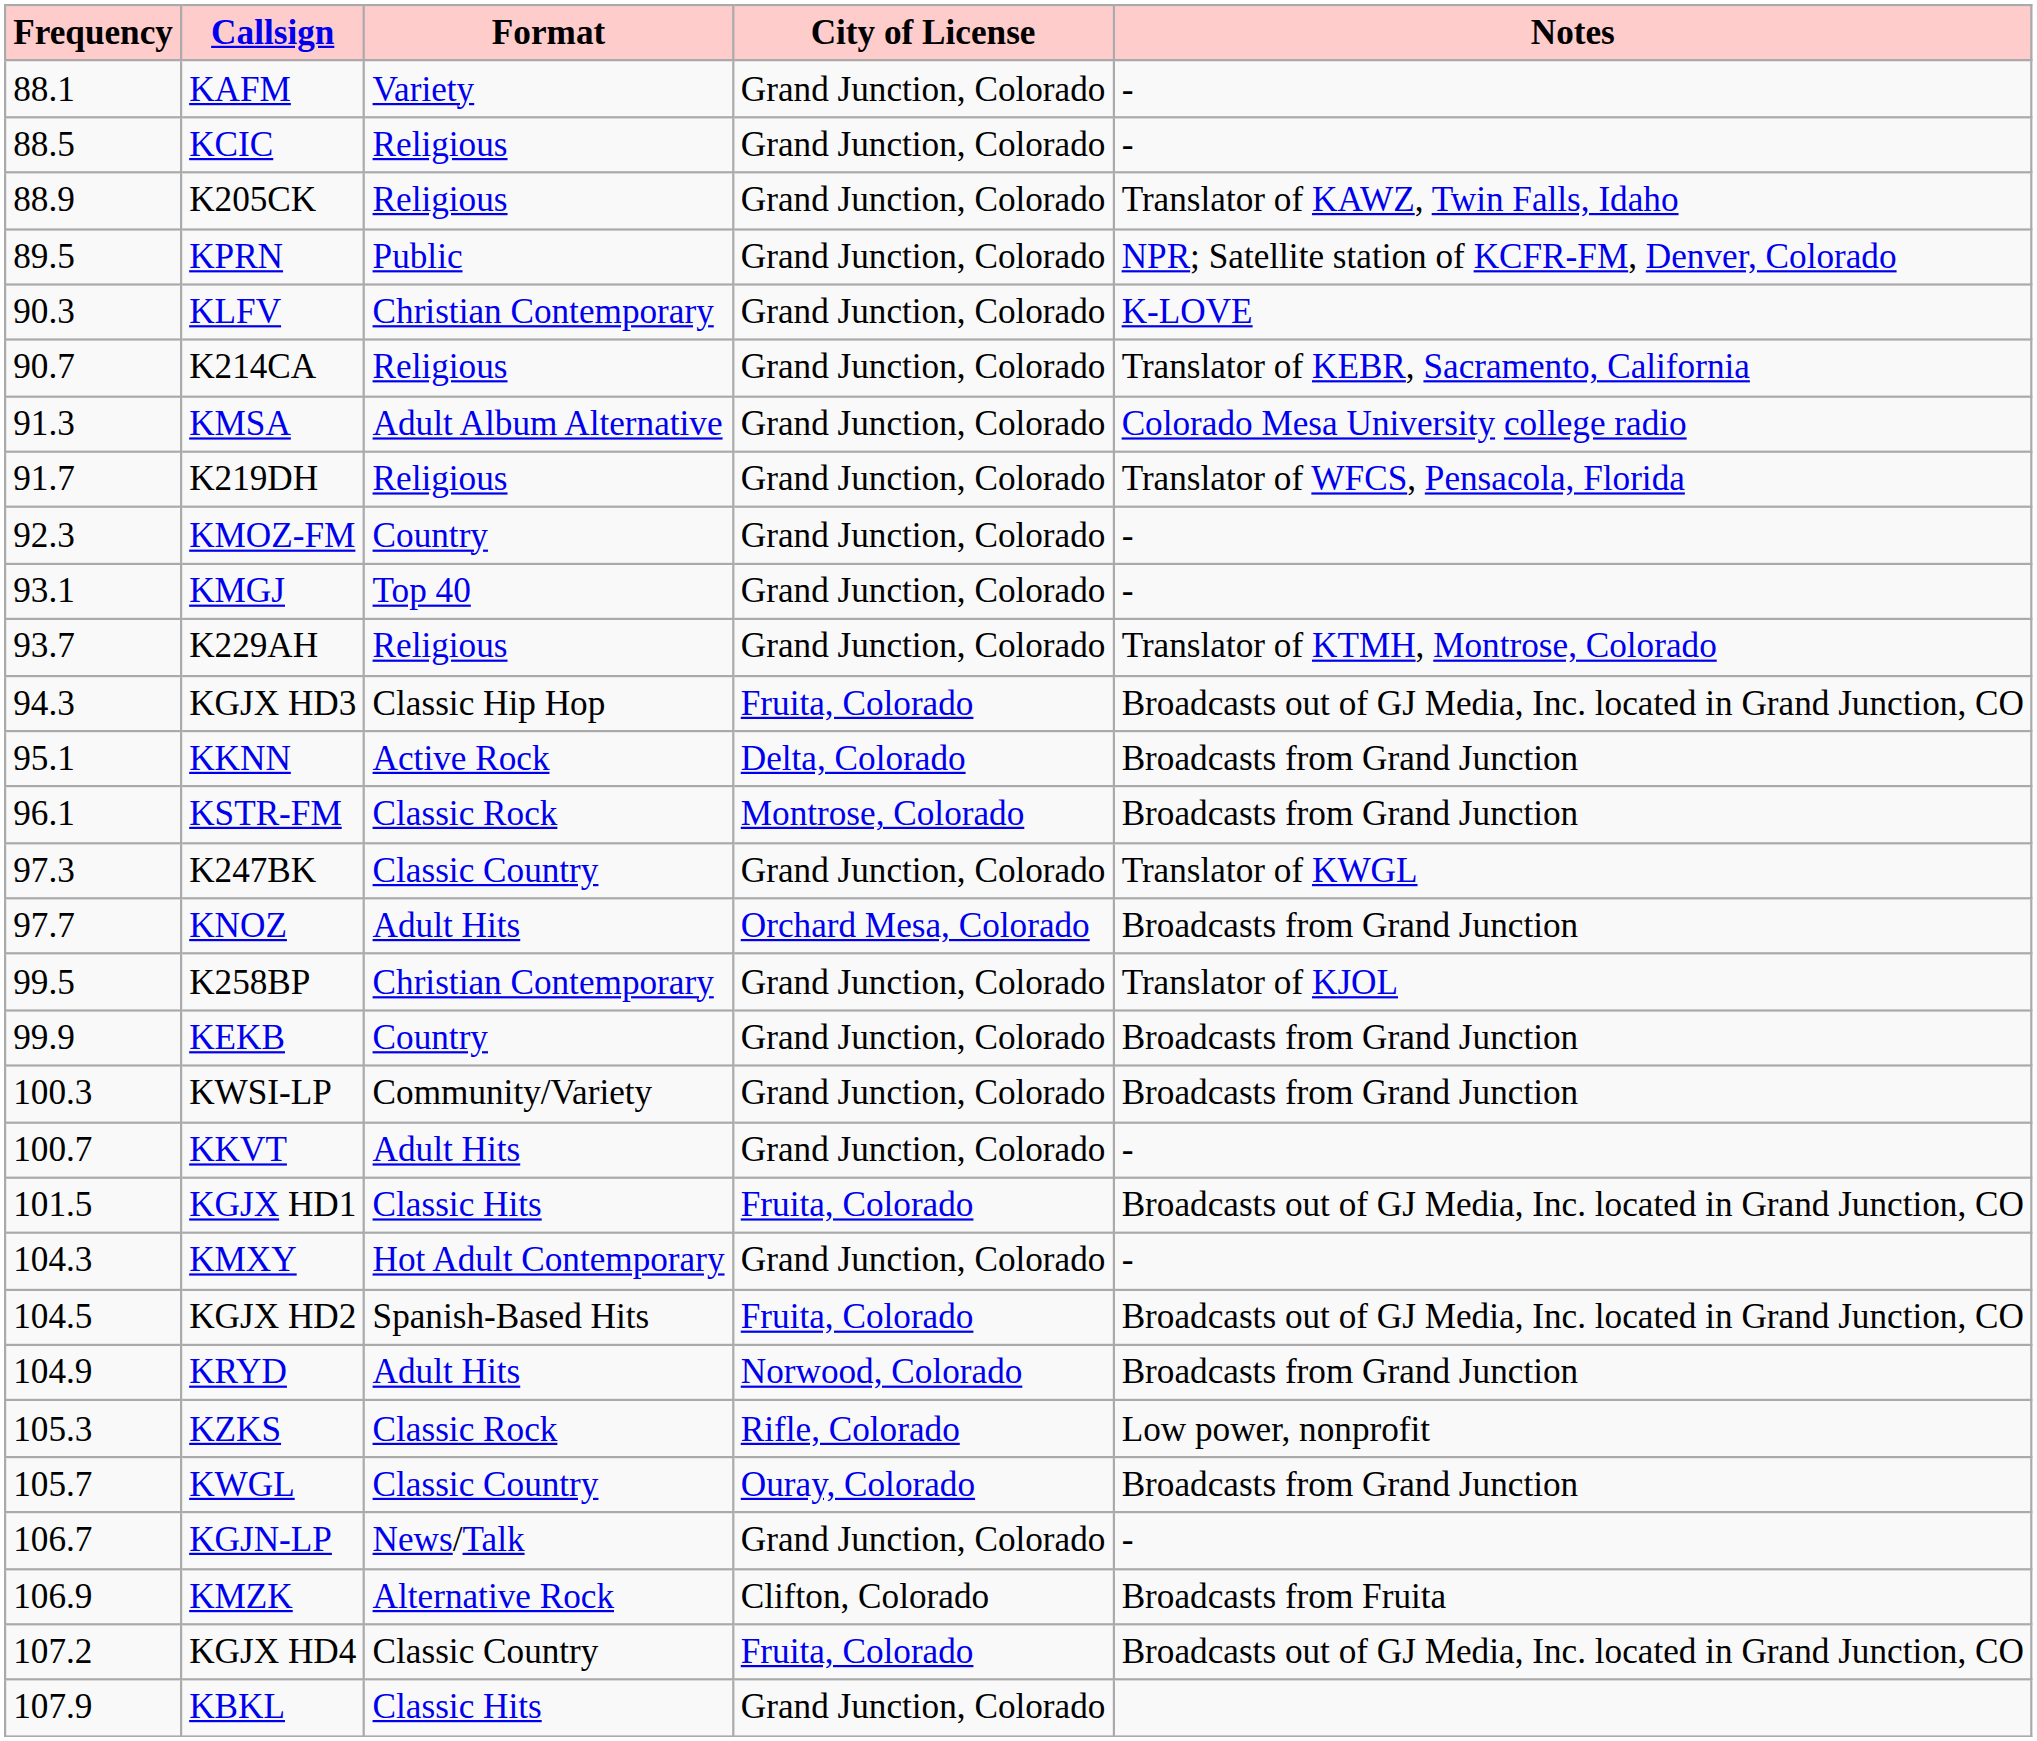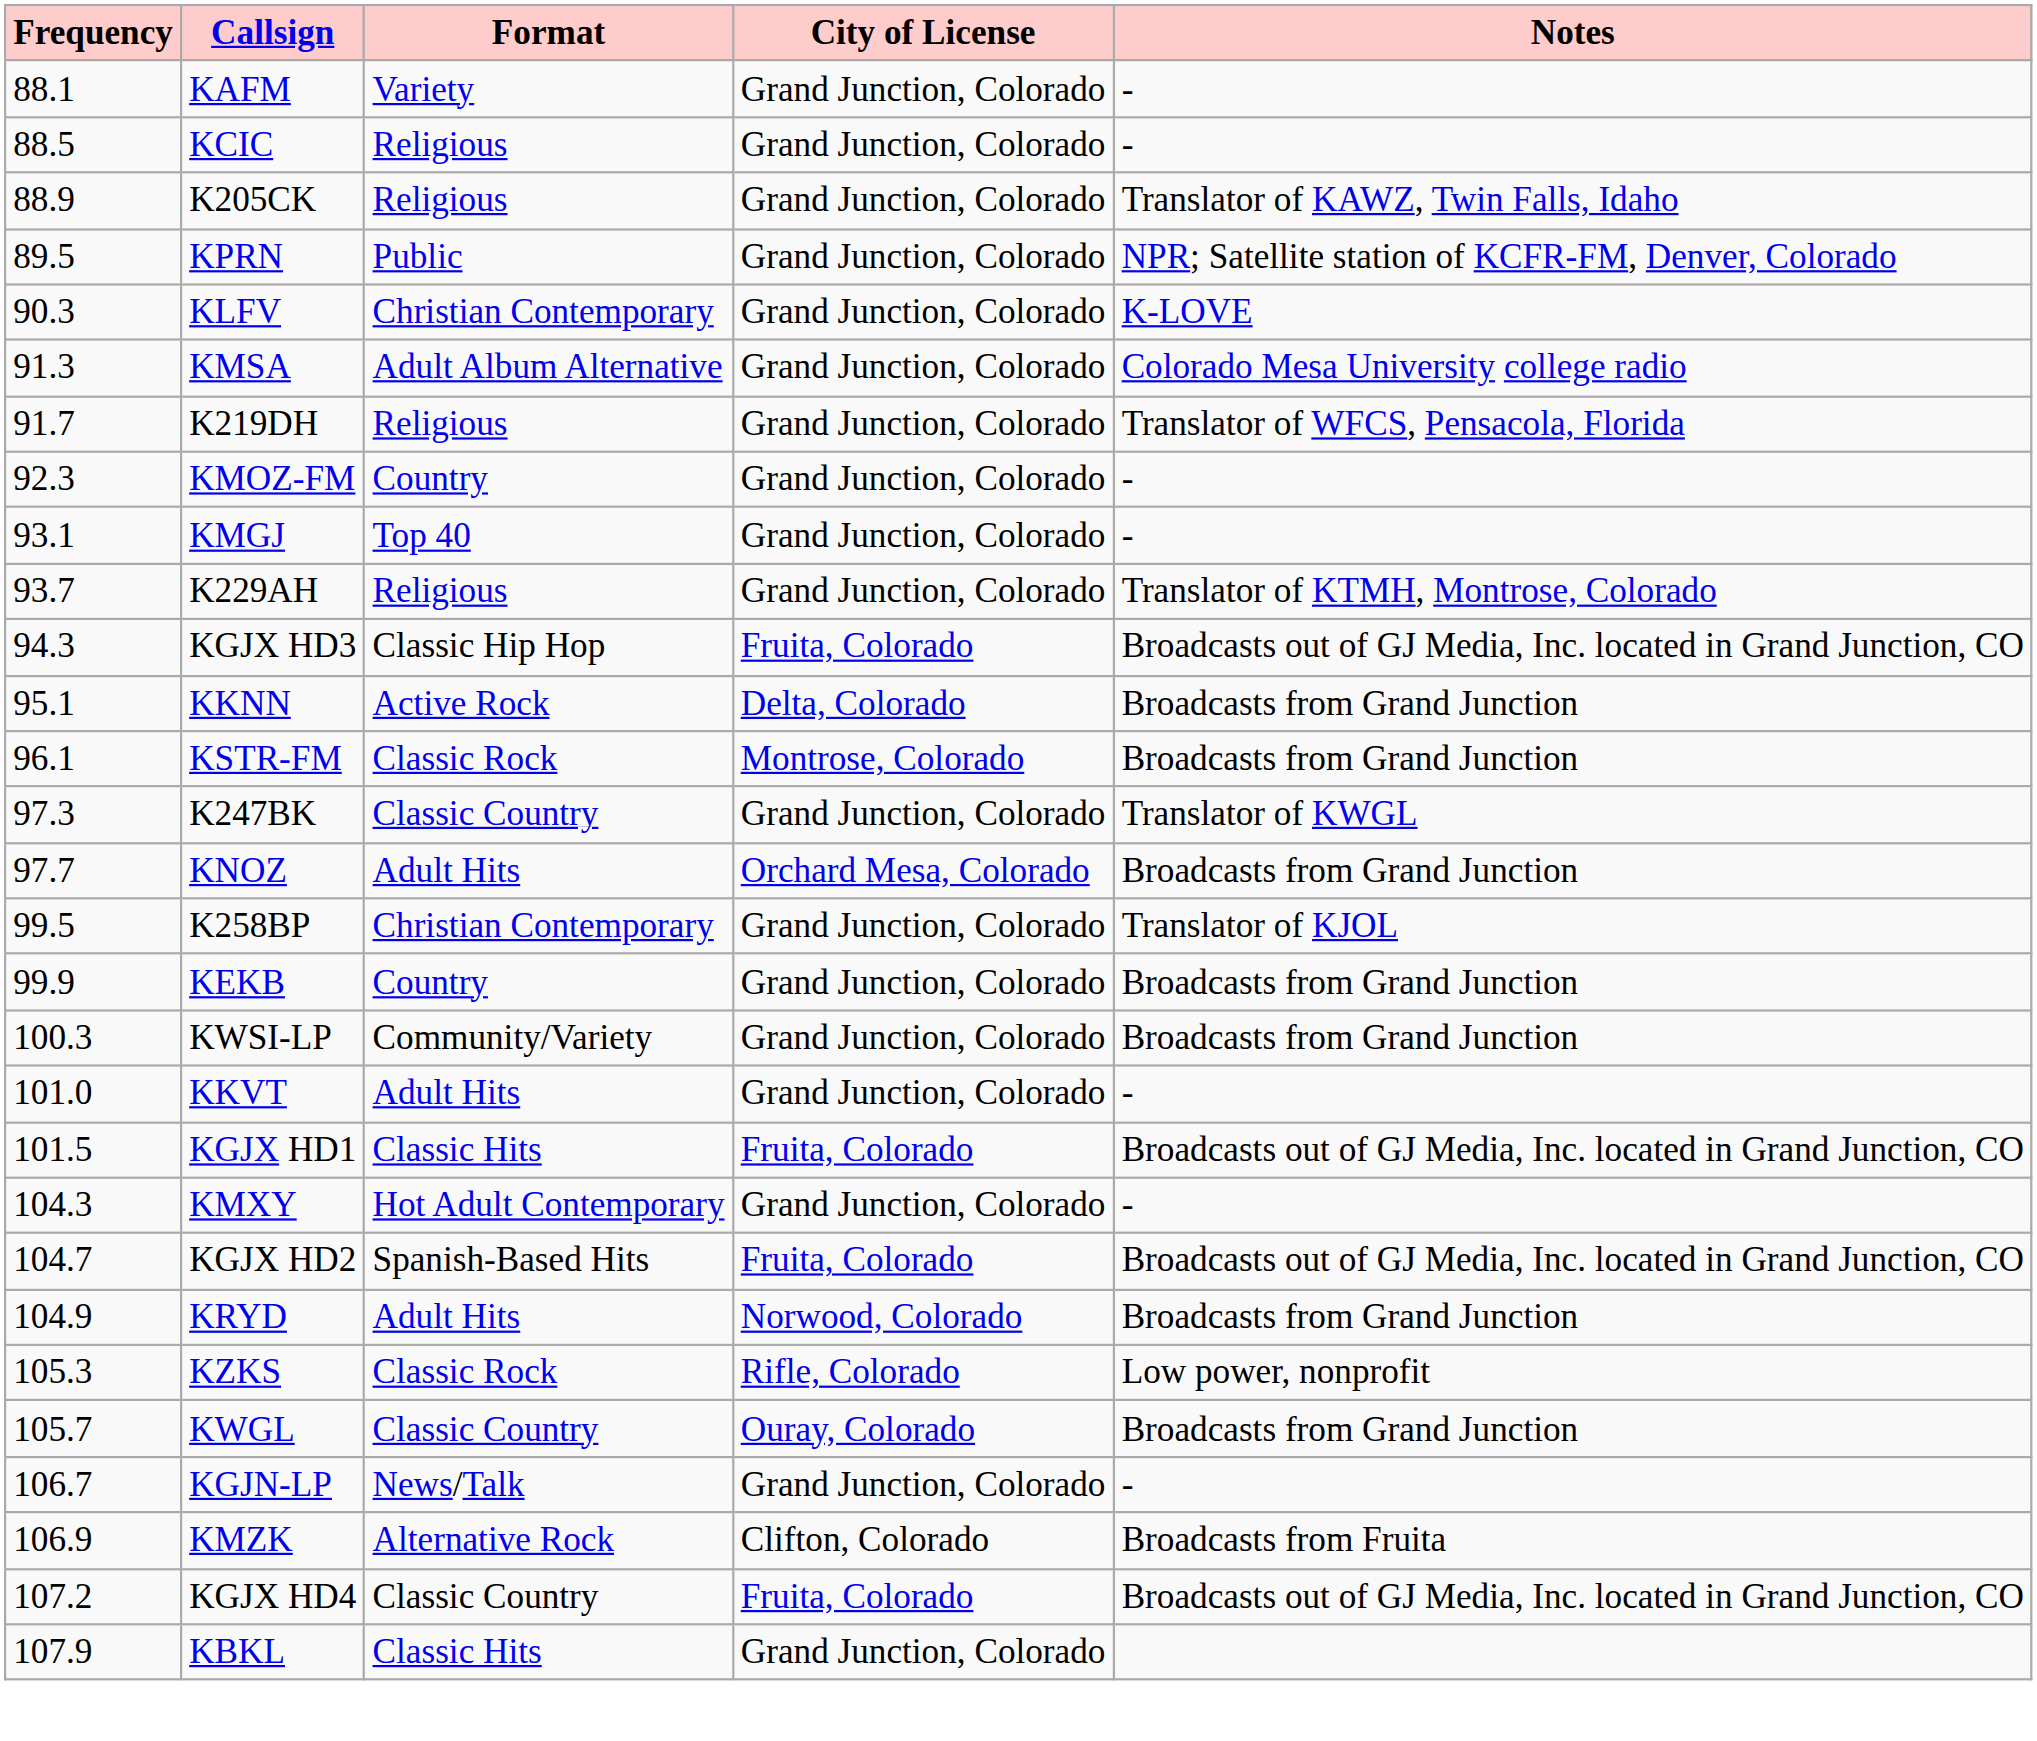- row: (253, 367)
(53, 1148) 100.7 -> (53, 1093) 101.0
(53, 1316) 104.5 -> (53, 1260) 104.7
